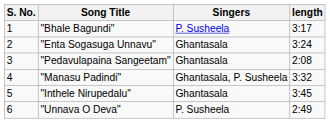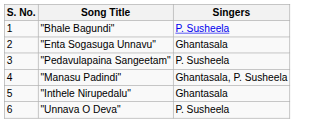- column: (307, 12)
(202, 61) Ghantasala -> (202, 61) P. Susheela
